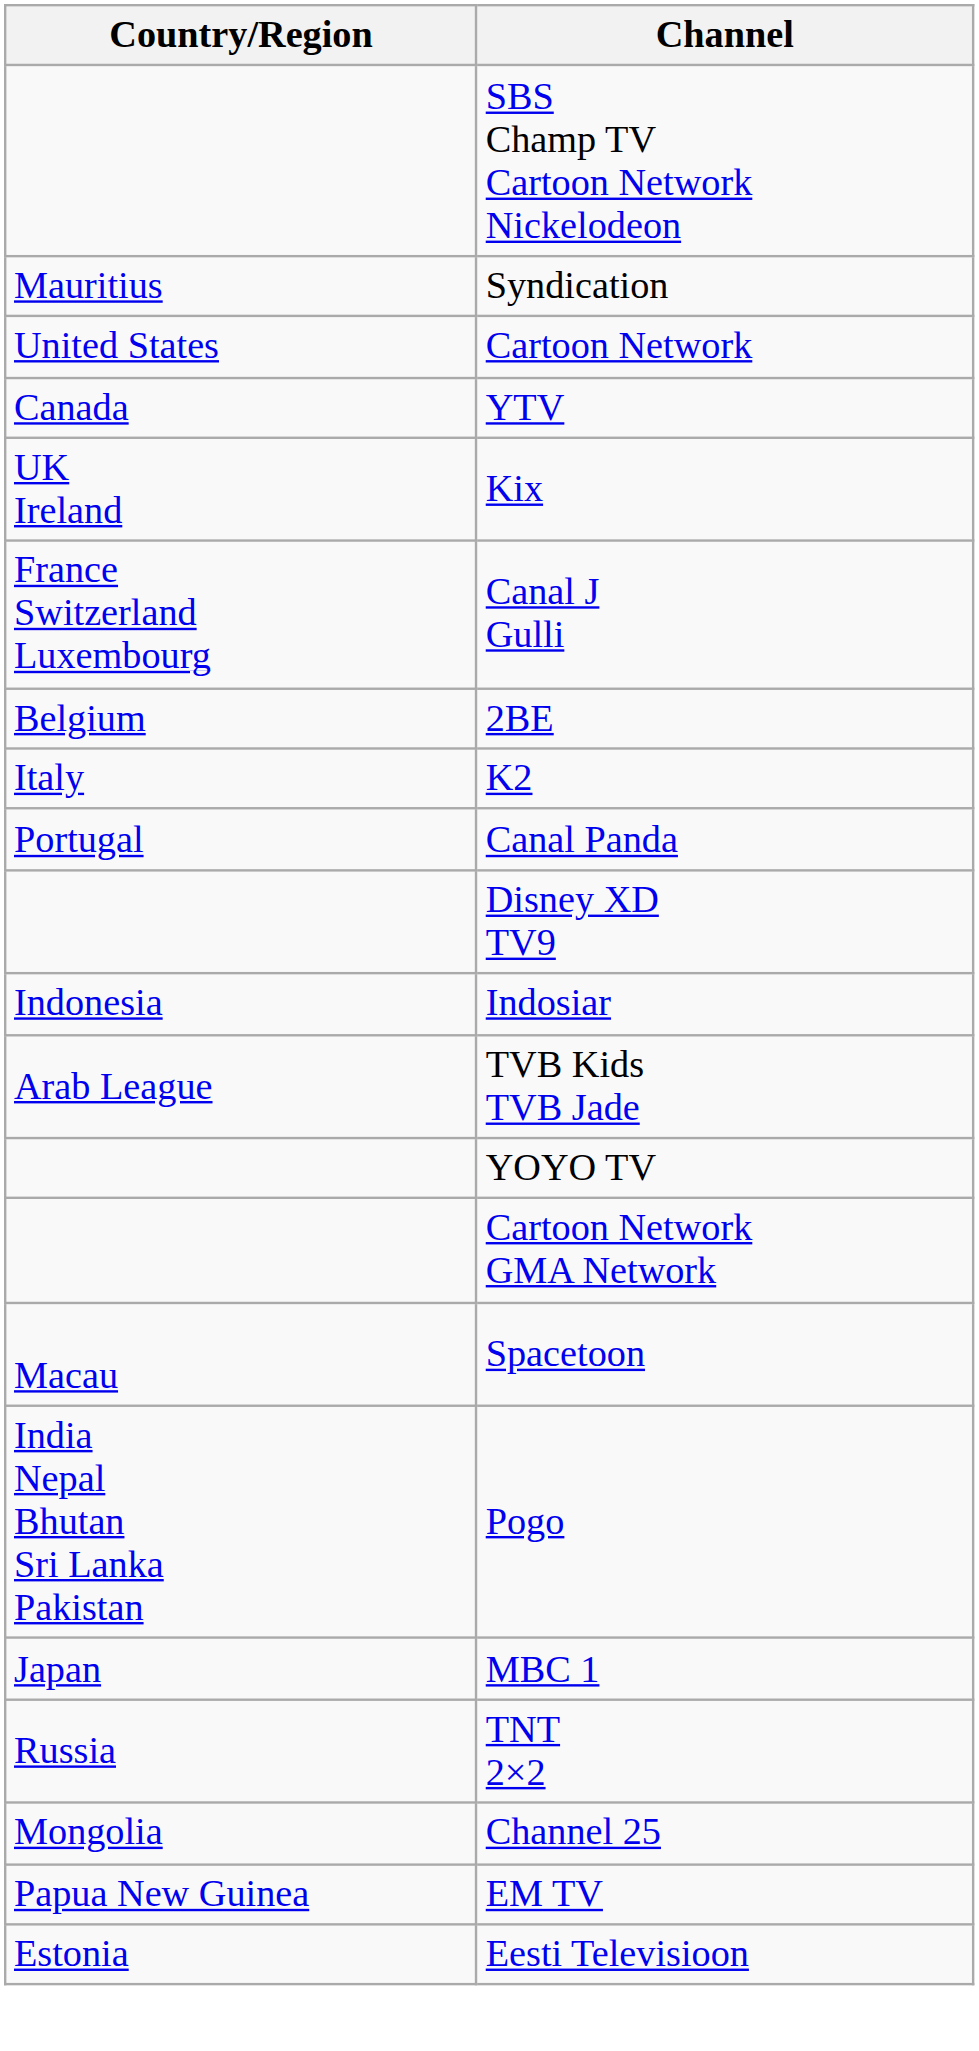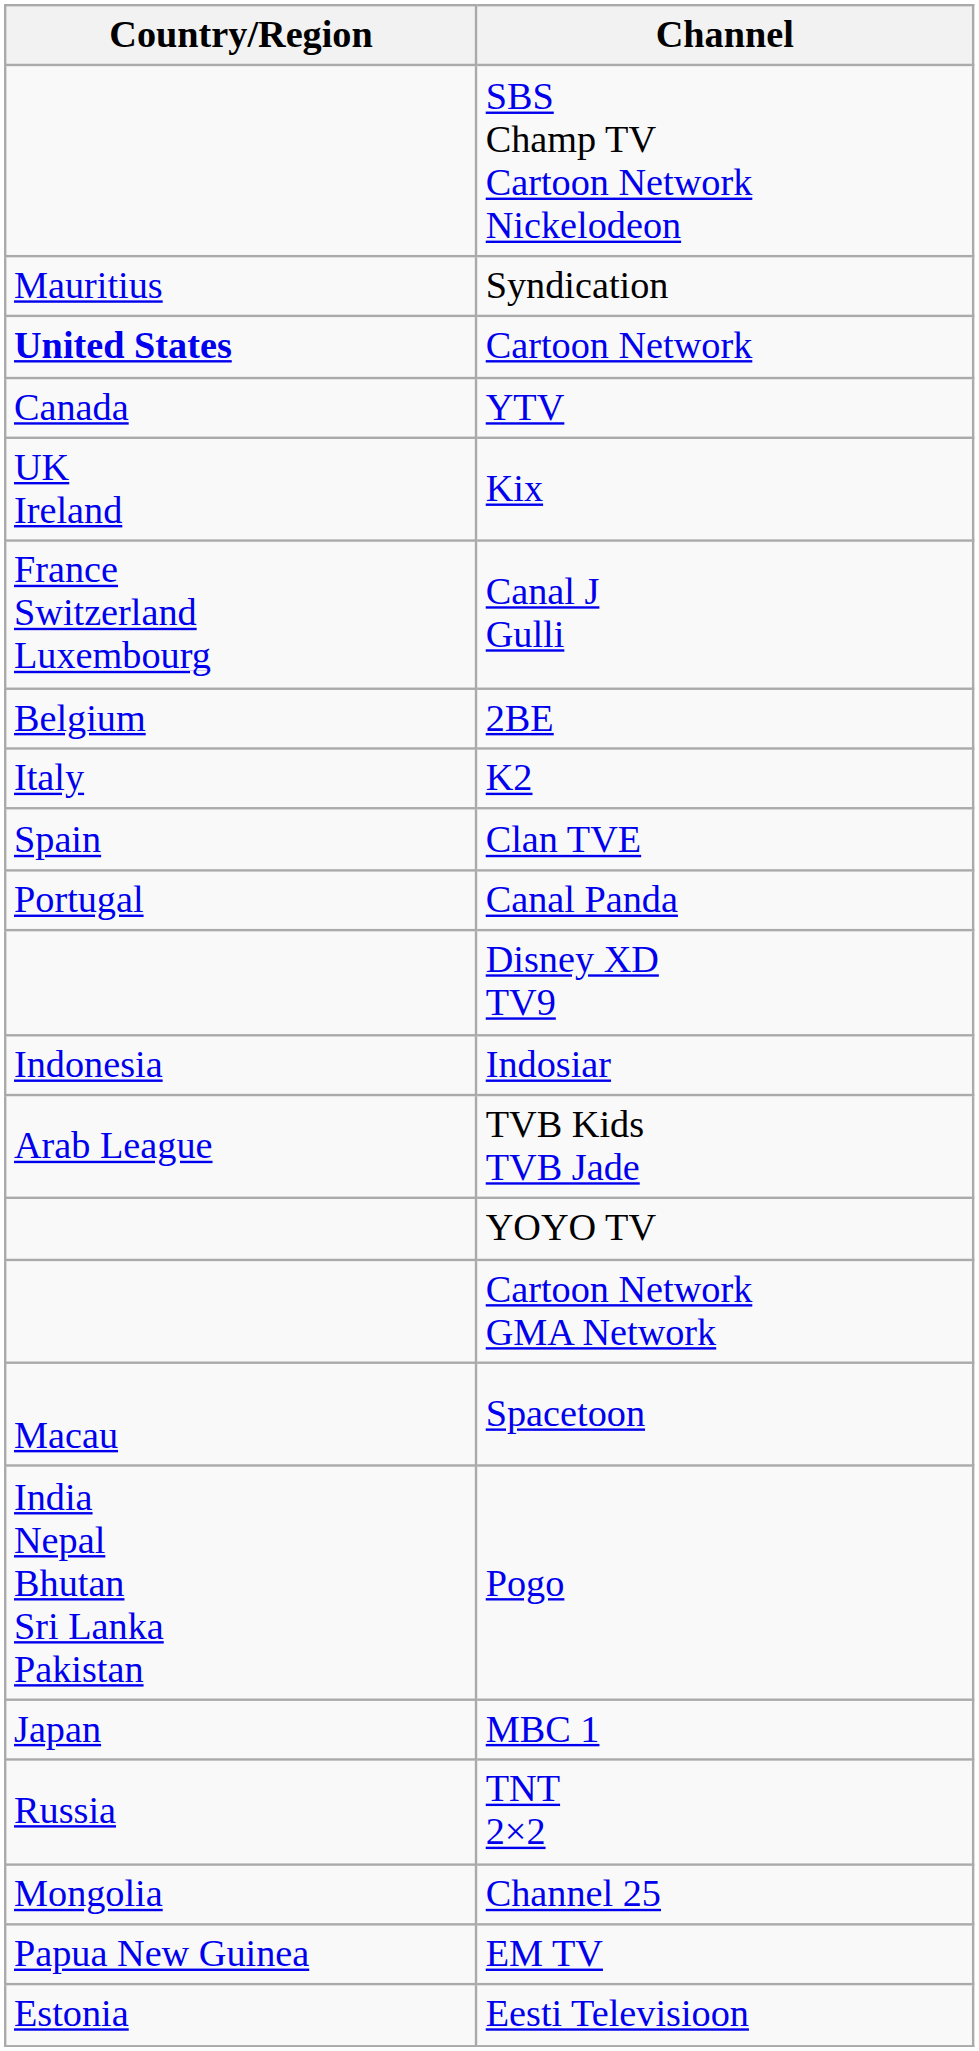(116, 345) normal -> (123, 345) bold
+ row: (563, 838)
